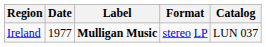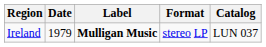(60, 32) 1977 -> (60, 32) 1979
